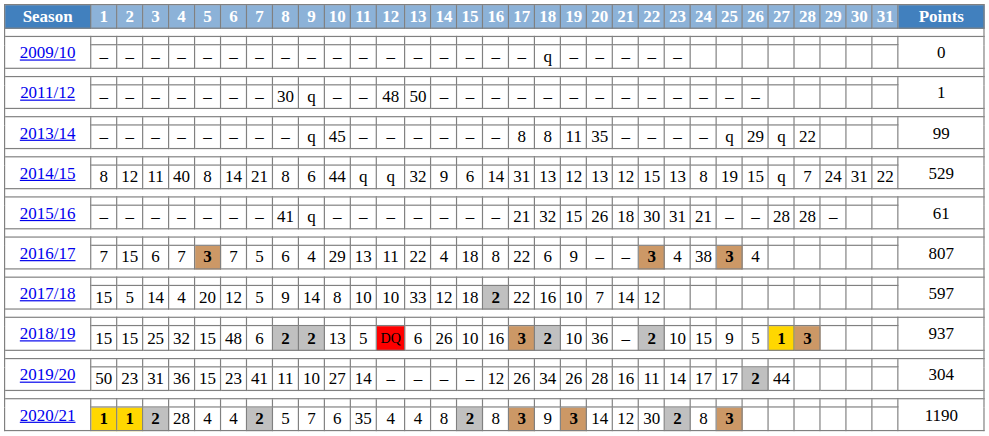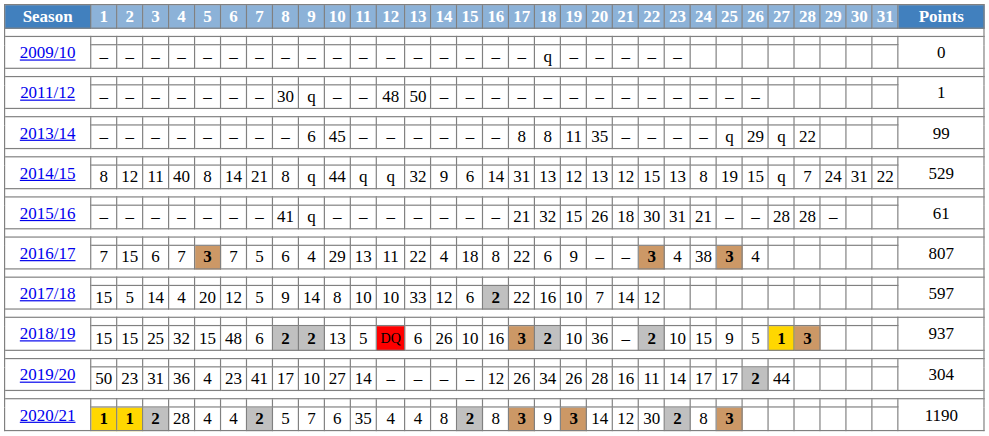(311, 136) q -> (311, 136) 6
(311, 176) 6 -> (311, 176) q
(470, 297) 18 -> (470, 297) 6
(208, 378) 15 -> (208, 378) 4
(285, 378) 11 -> (285, 378) 17
